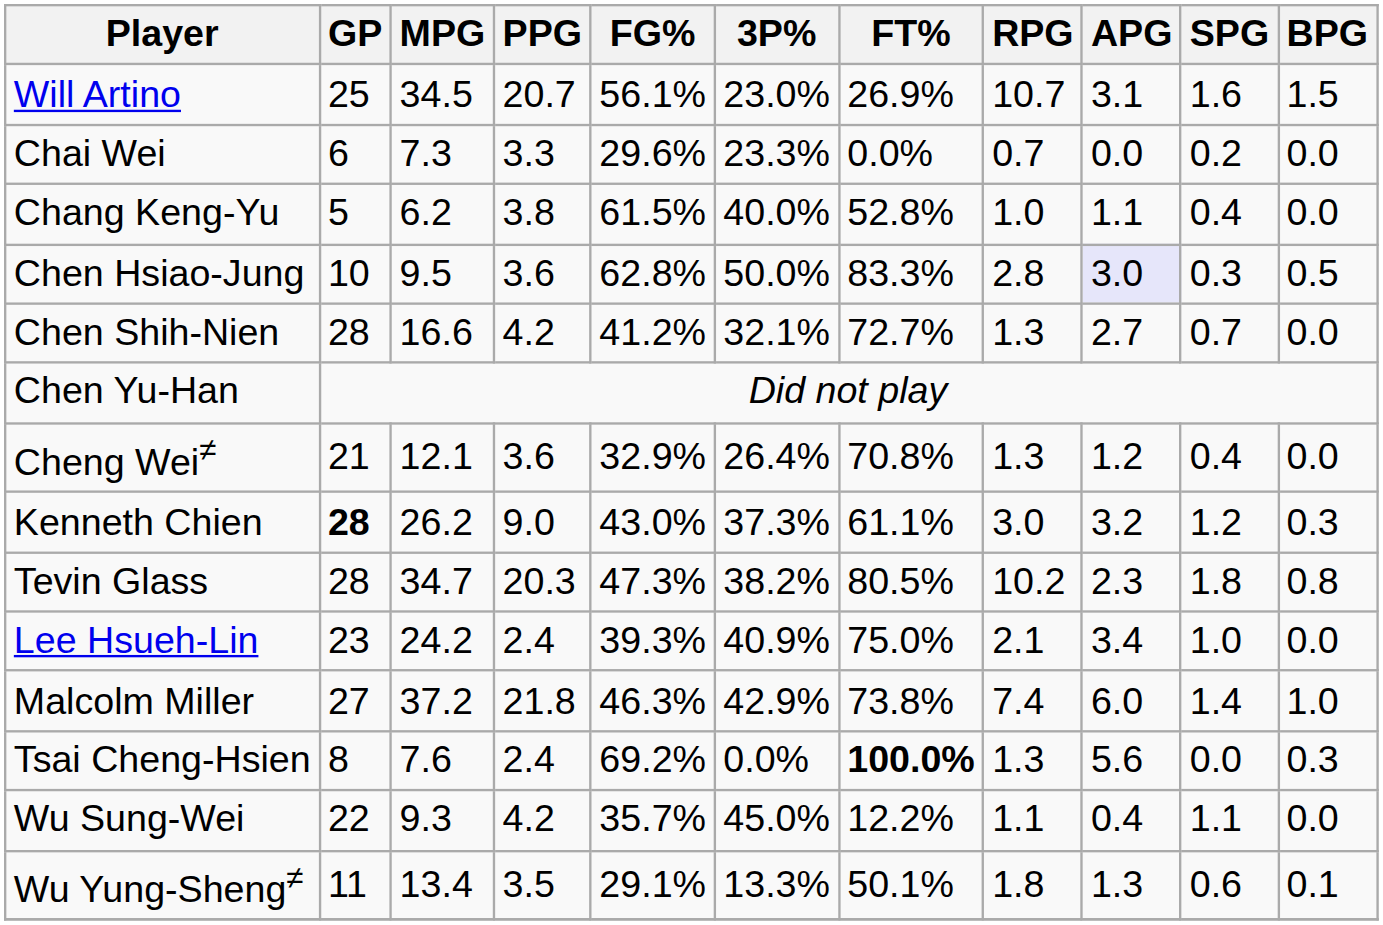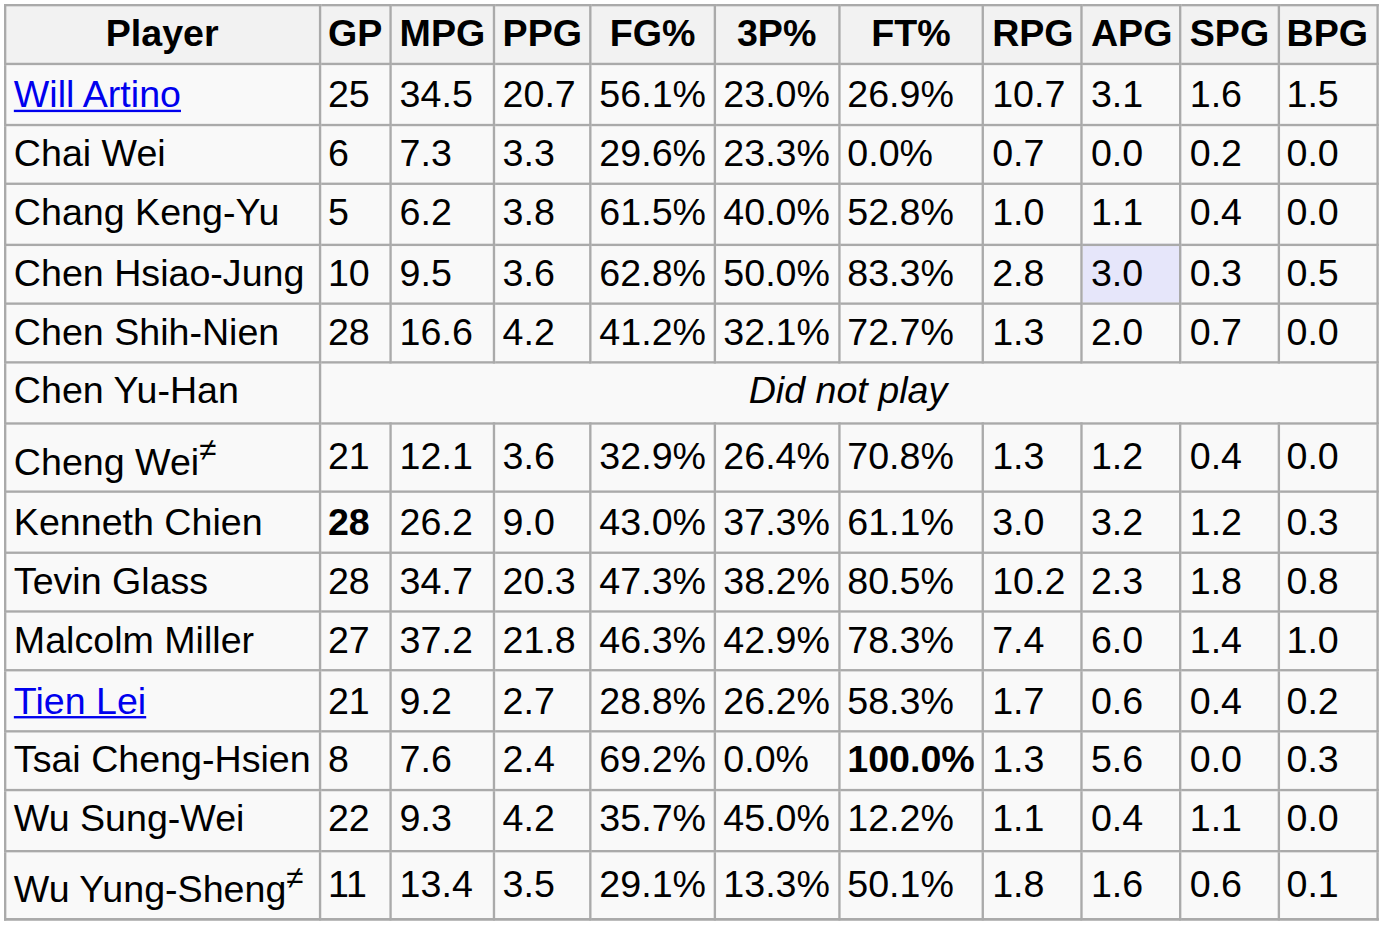(1117, 332) 2.7 -> (1117, 332) 2.0
- row: (136, 640)
(901, 700) 73.8% -> (901, 640) 78.3%
+ row: (80, 700)
(1117, 884) 1.3 -> (1117, 884) 1.6
